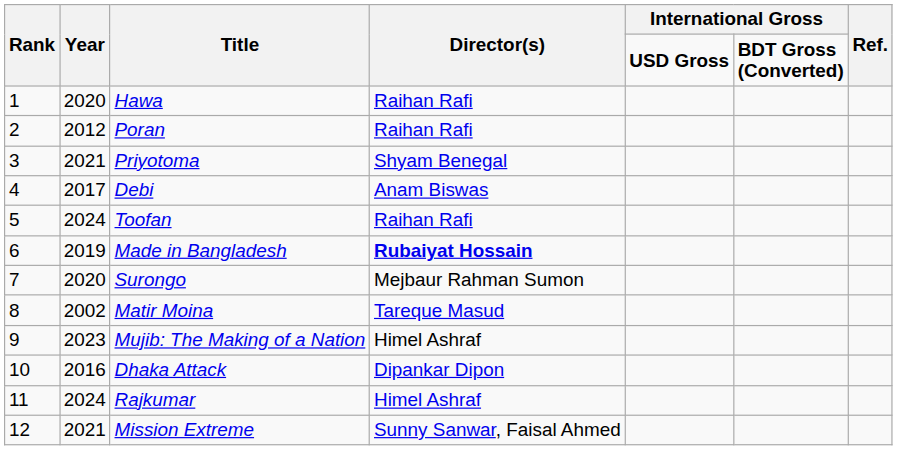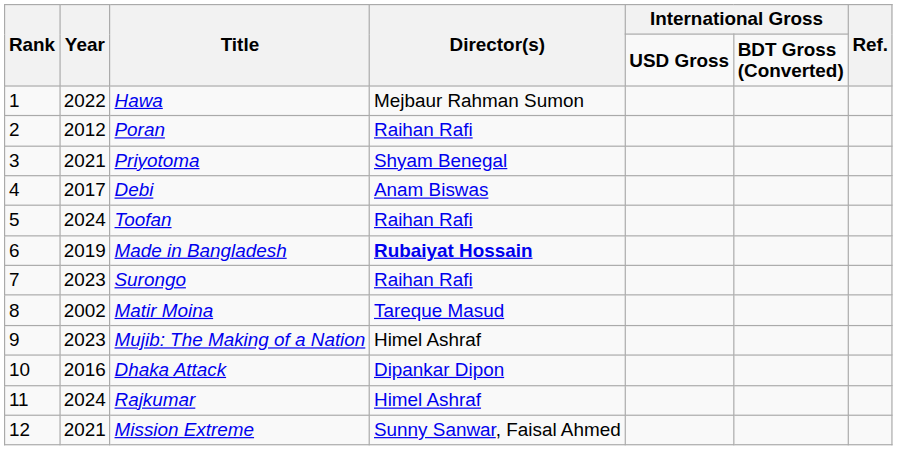(85, 100) 2020 -> (85, 100) 2022
(423, 100) Raihan Rafi -> (479, 100) Mejbaur Rahman Sumon
(85, 280) 2020 -> (85, 280) 2023
(479, 280) Mejbaur Rahman Sumon -> (423, 280) Raihan Rafi
